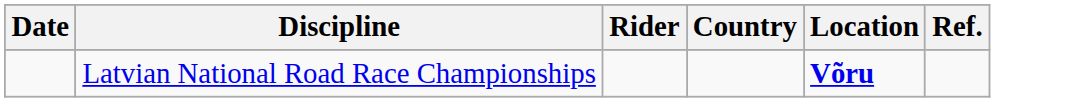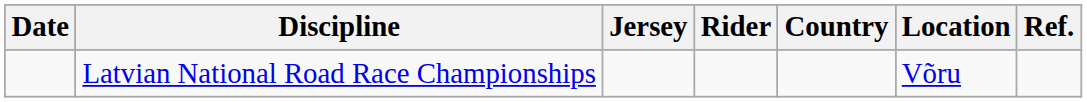+ column: (648, 27)
(842, 73) bold -> (931, 73) normal
